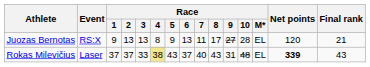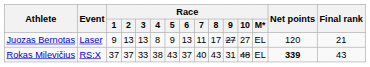(90, 40) RS:X -> (91, 40) Laser
(245, 40) 28 -> (245, 40) 27
(91, 55) Laser -> (90, 55) RS:X
(158, 55) khaki background -> (158, 55) no background
